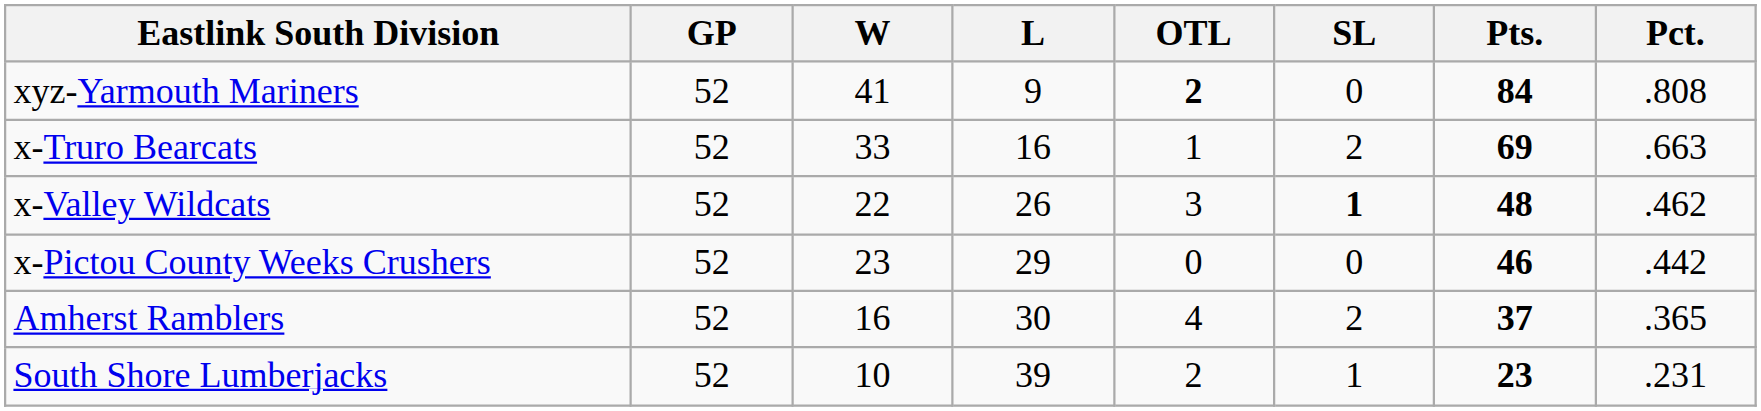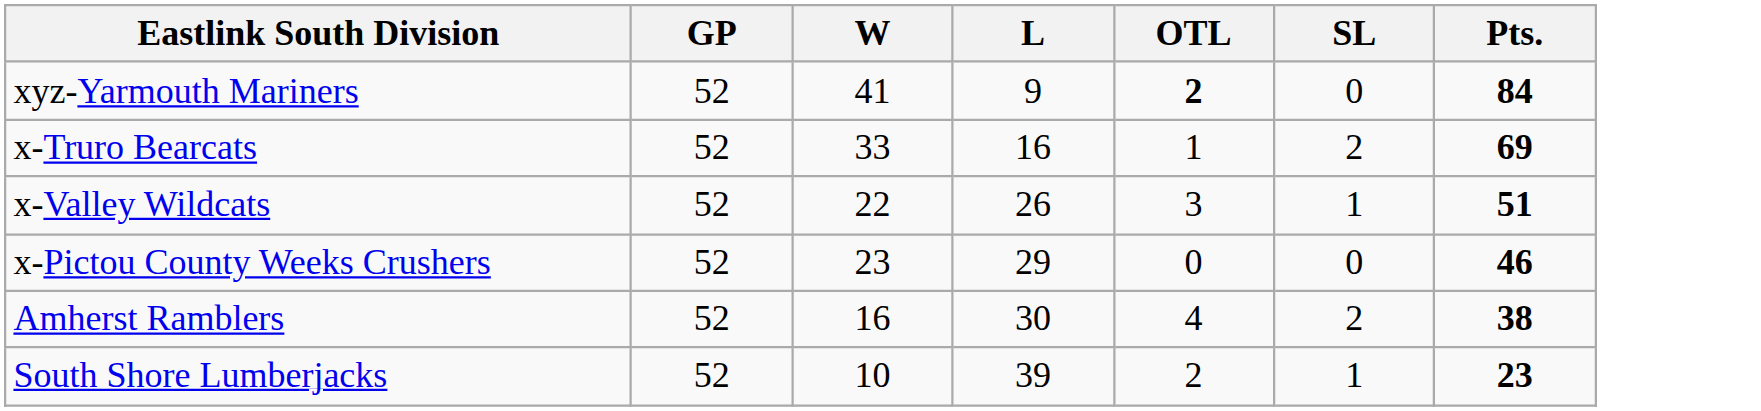- column: (1675, 33)
(1354, 204) bold -> (1354, 204) normal
(1515, 204) 48 -> (1515, 204) 51
(1515, 318) 37 -> (1515, 318) 38
